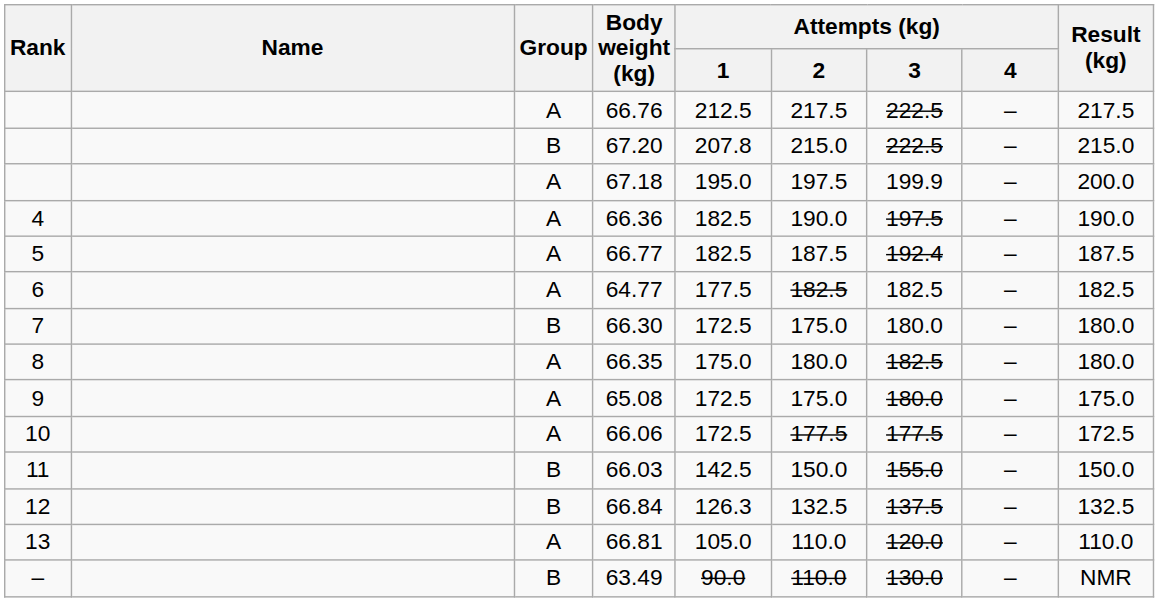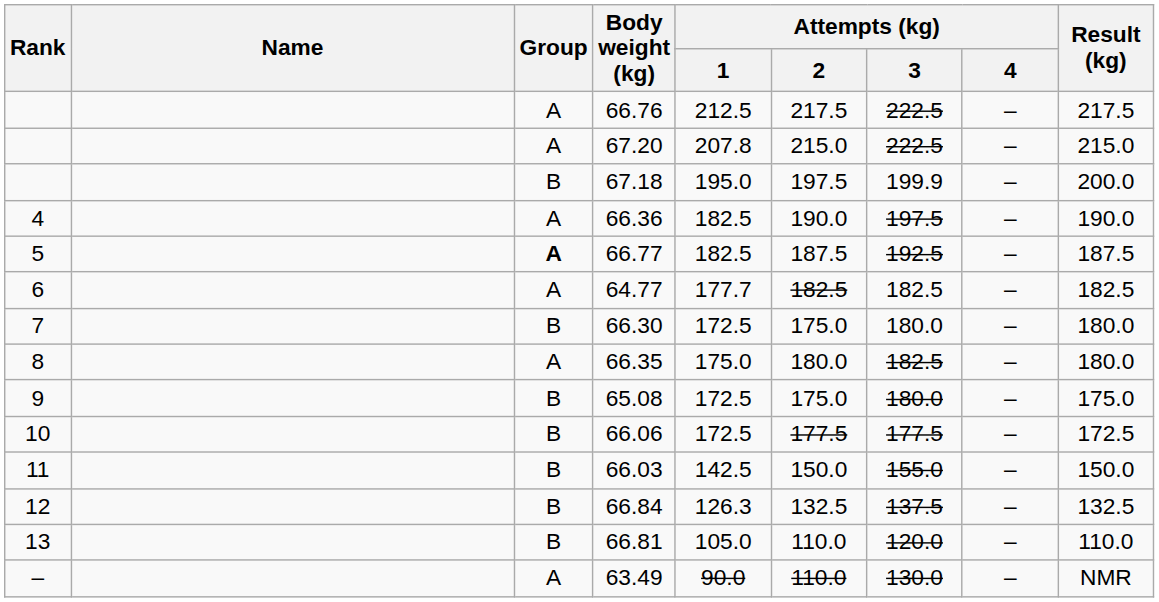(554, 145) B -> (554, 145) A
(554, 181) A -> (554, 181) B
(554, 253) normal -> (554, 253) bold
(915, 253) 192.4 -> (915, 253) 192.5
(723, 289) 177.5 -> (723, 289) 177.7
(554, 397) A -> (554, 397) B
(554, 433) A -> (554, 433) B
(554, 542) A -> (554, 542) B
(554, 578) B -> (554, 578) A
